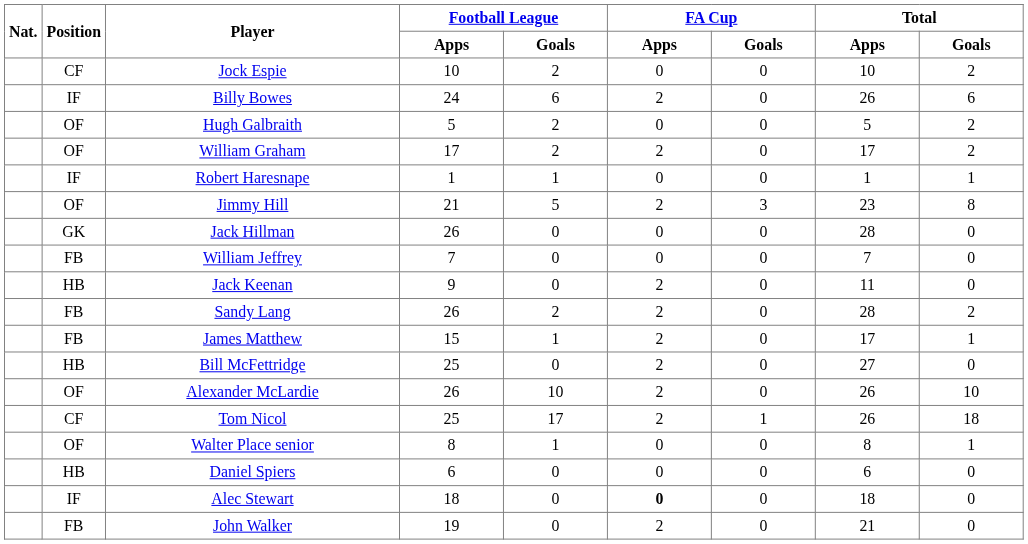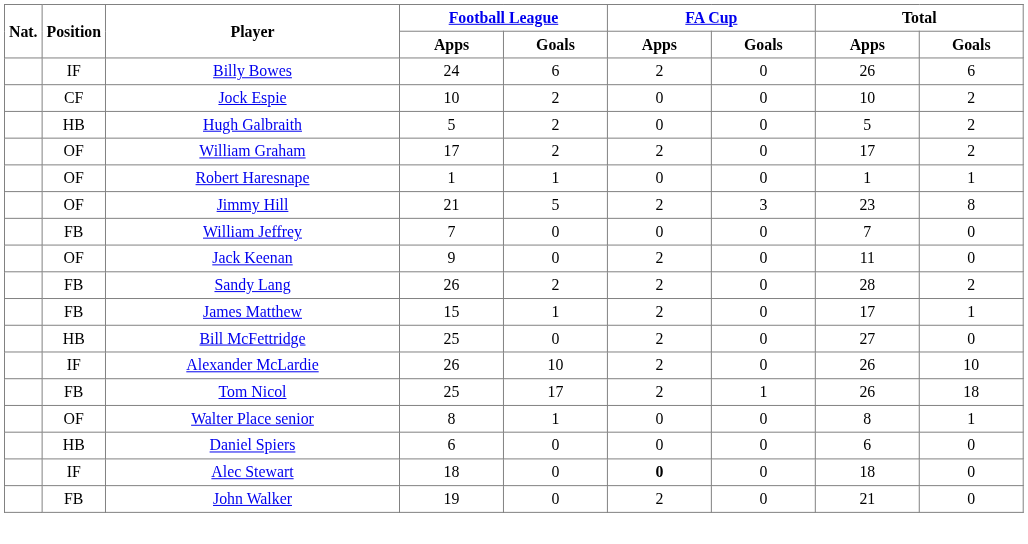rows swapped: (253, 98) <-> (253, 71)
(74, 124) OF -> (74, 124) HB
(74, 178) IF -> (74, 178) OF
- row: (253, 231)
(74, 285) HB -> (74, 258) OF
(74, 392) OF -> (74, 365) IF
(74, 418) CF -> (74, 392) FB
